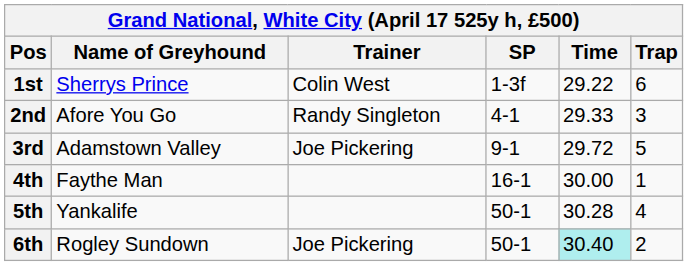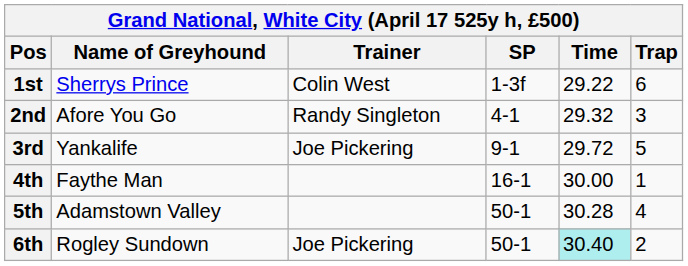(588, 116) 29.33 -> (588, 116) 29.32
(139, 148) Adamstown Valley -> (97, 148) Yankalife
(97, 212) Yankalife -> (139, 212) Adamstown Valley
